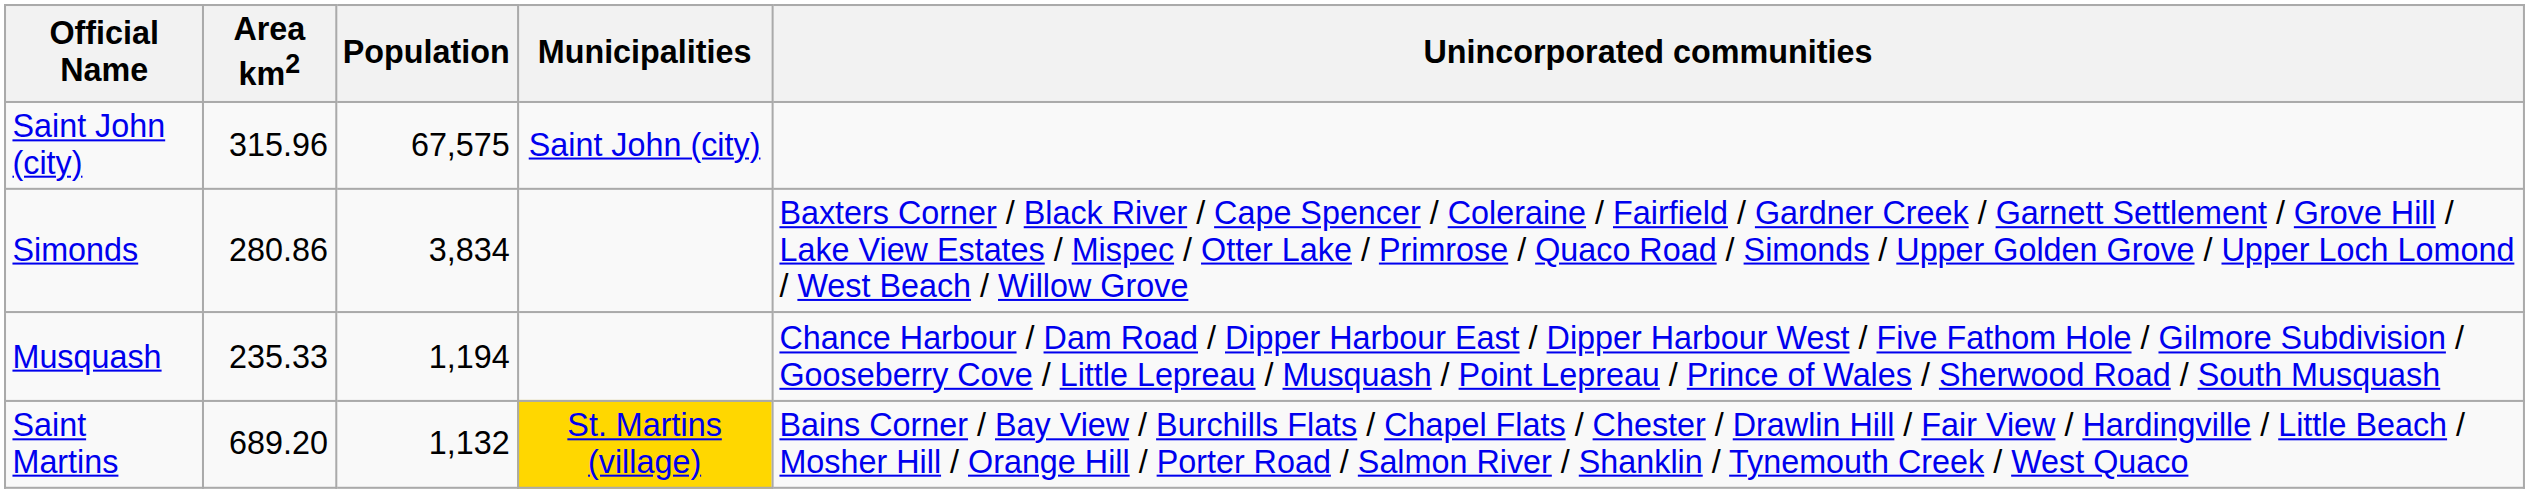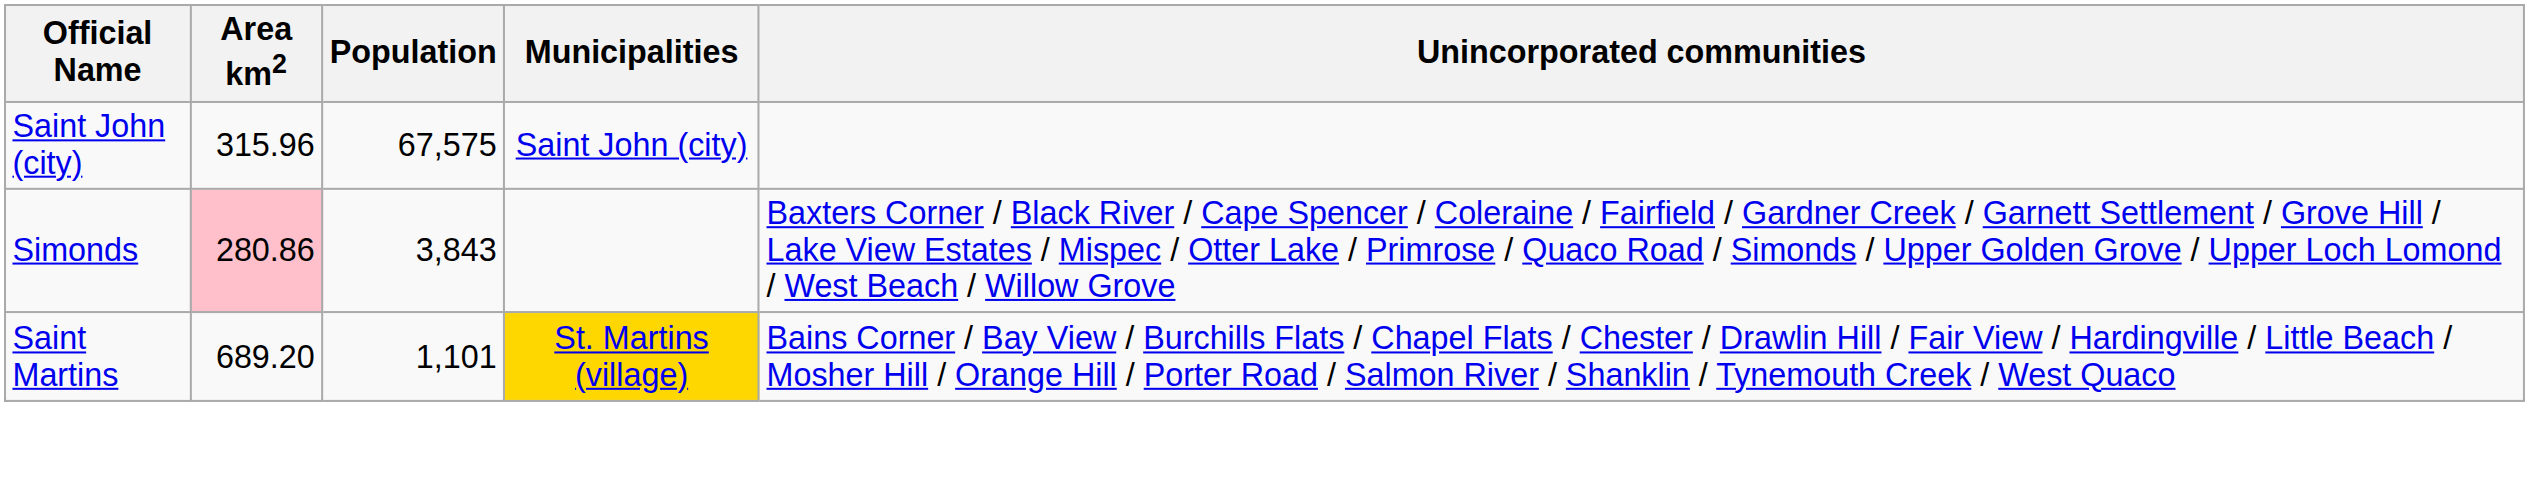(278, 250) no background -> (265, 250) pink background
(469, 250) 3,834 -> (456, 250) 3,843
- row: (87, 356)
(469, 443) 1,132 -> (456, 356) 1,101
